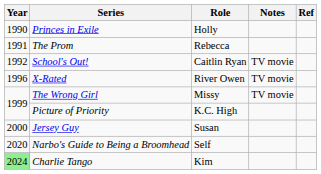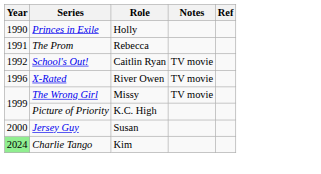- row: (111, 144)
